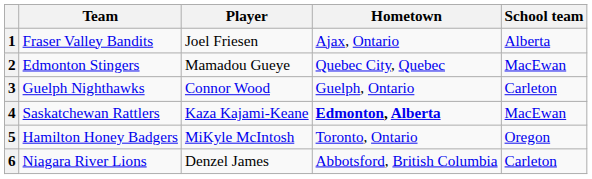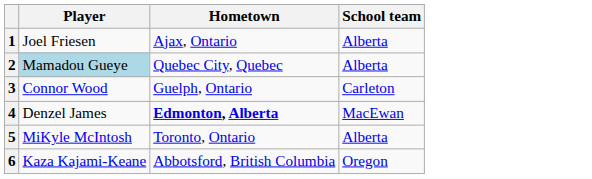- column: (100, 16)
(237, 64) no background -> (75, 64) lightblue background
(535, 64) MacEwan -> (365, 64) Alberta
(247, 112) Kaza Kajami-Keane -> (65, 112) Denzel James
(527, 137) Oregon -> (365, 137) Alberta
(227, 161) Denzel James -> (84, 161) Kaza Kajami-Keane
(531, 161) Carleton -> (365, 161) Oregon
